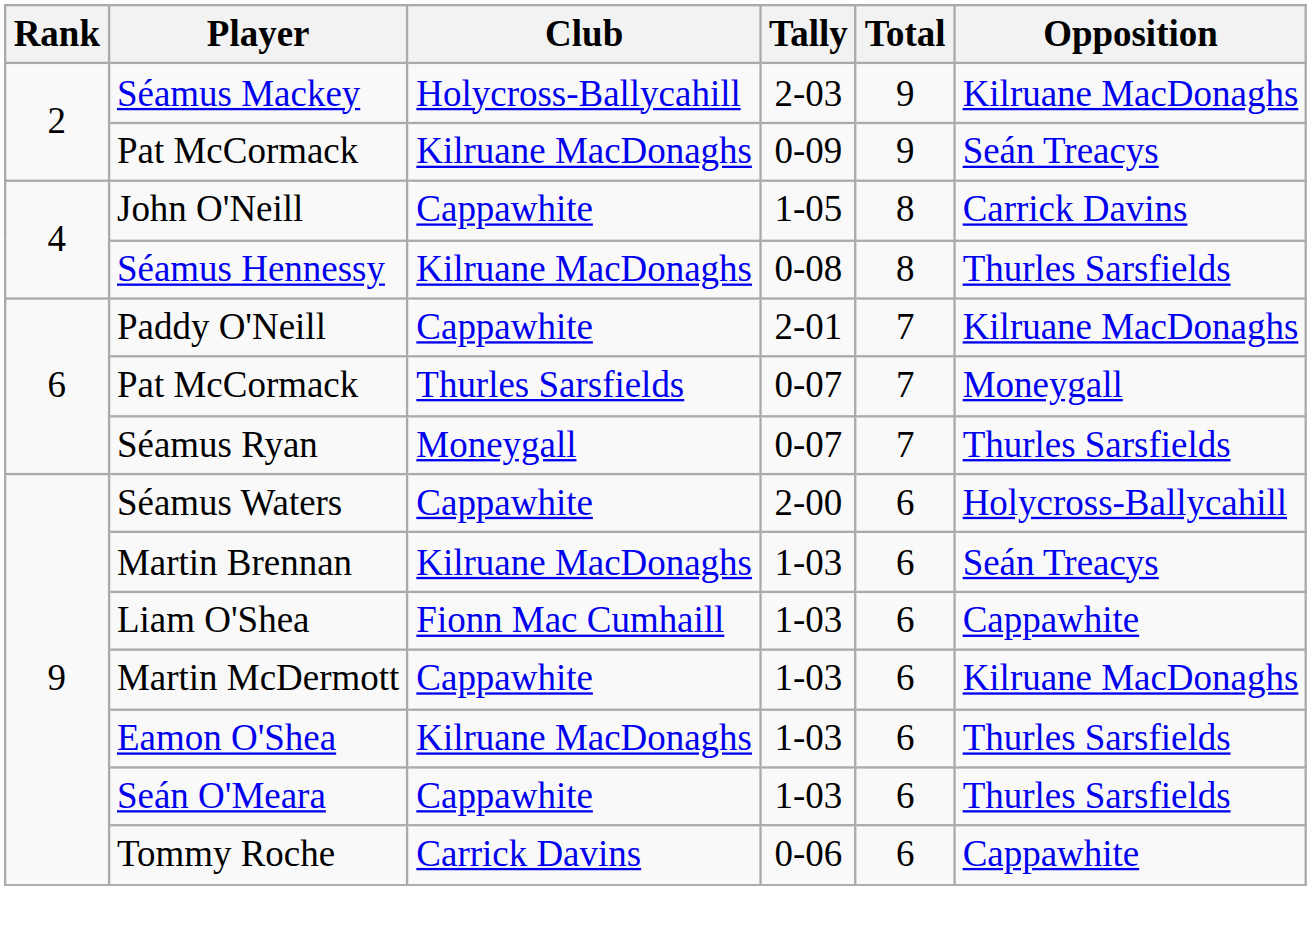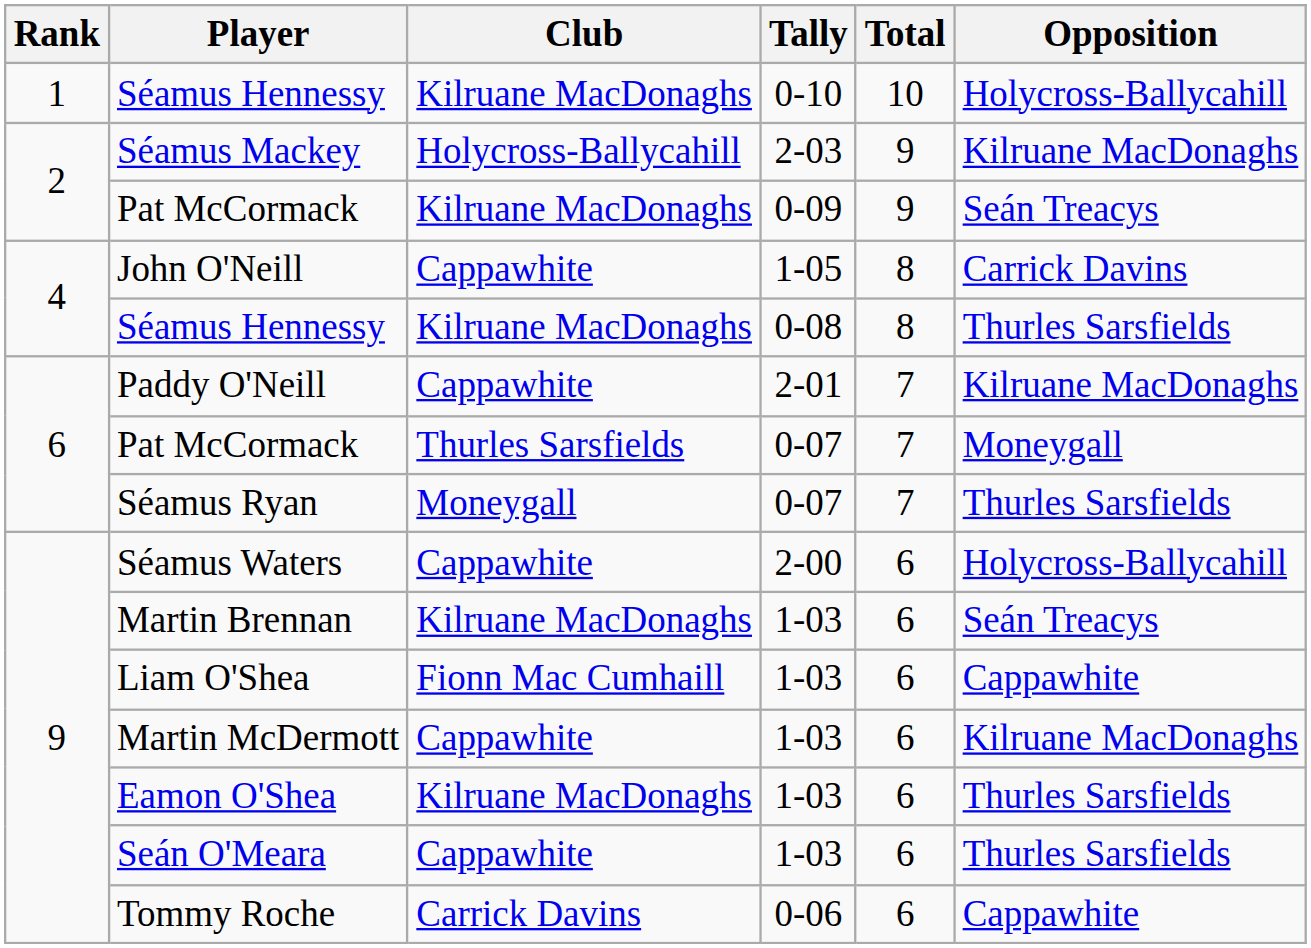+ row: (251, 92)
